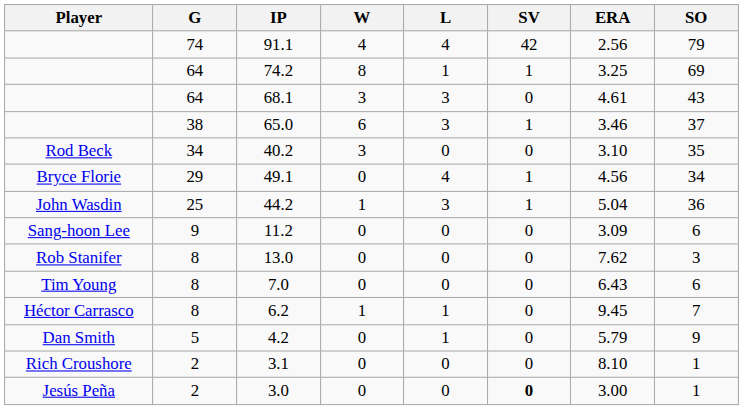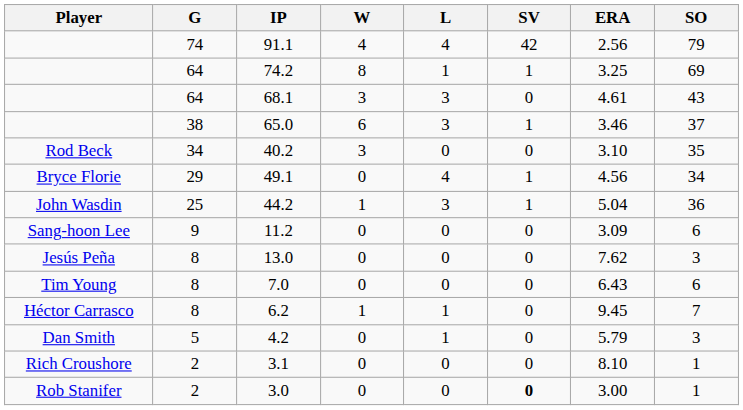(79, 257) Rob Stanifer -> (79, 257) Jesús Peña
(696, 337) 9 -> (696, 337) 3
(79, 390) Jesús Peña -> (79, 390) Rob Stanifer
